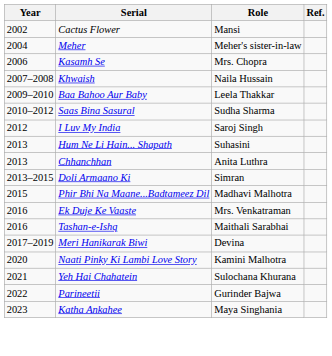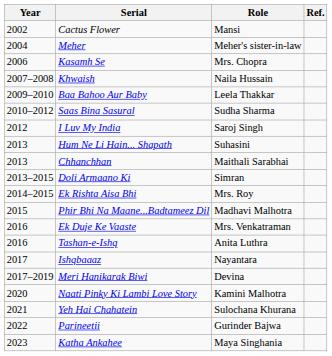(241, 161) Anita Luthra -> (251, 161) Maithali Sarabhai
+ row: (97, 194)
(251, 227) Maithali Sarabhai -> (241, 243) Anita Luthra
+ row: (80, 260)
